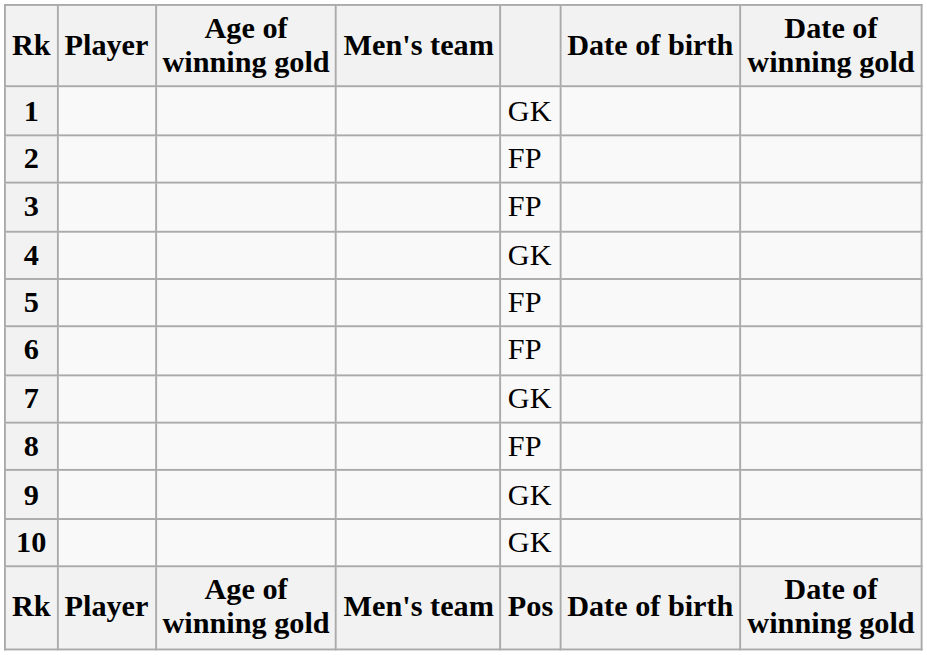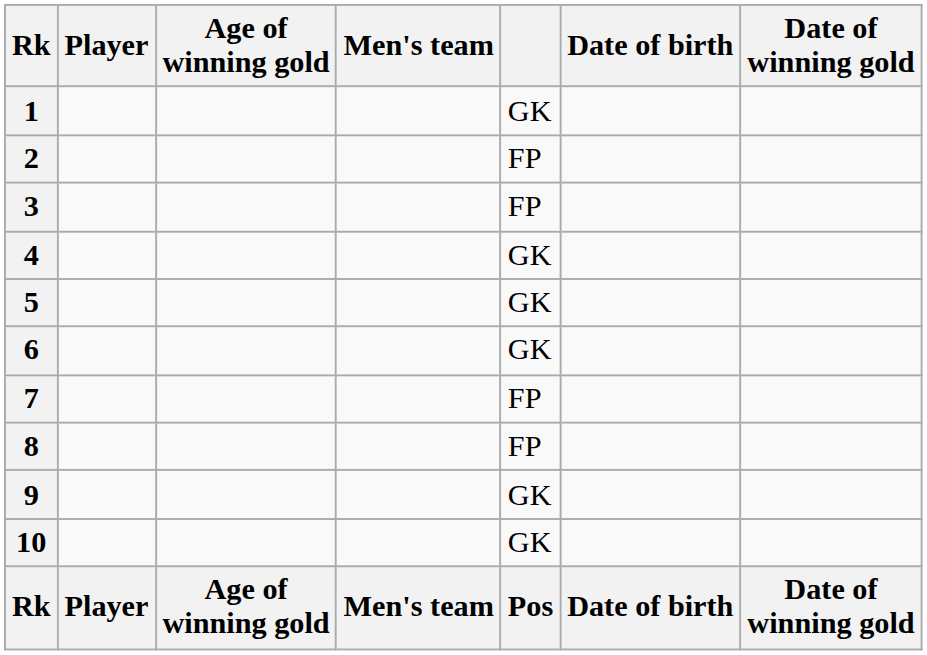(525, 302) FP -> (530, 302) GK
(525, 350) FP -> (530, 350) GK
(530, 398) GK -> (525, 398) FP
